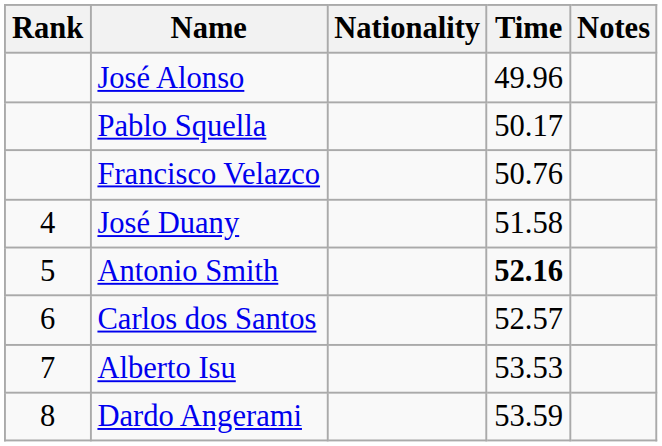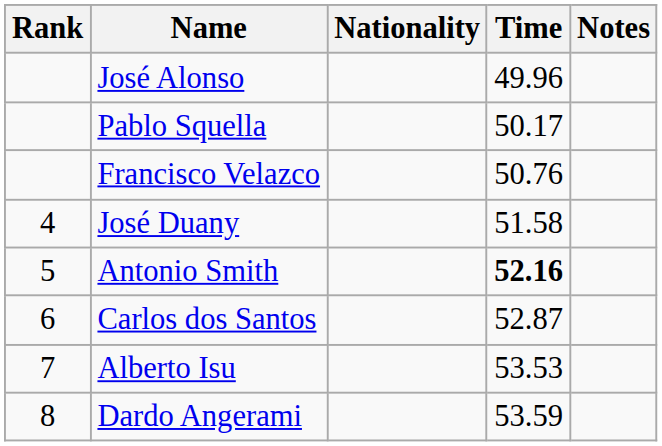(529, 319) 52.57 -> (529, 319) 52.87
